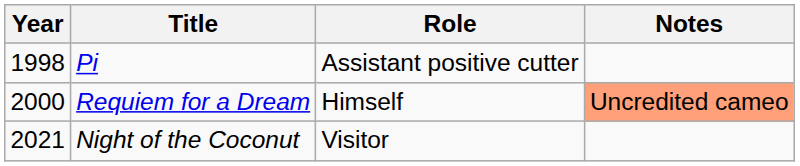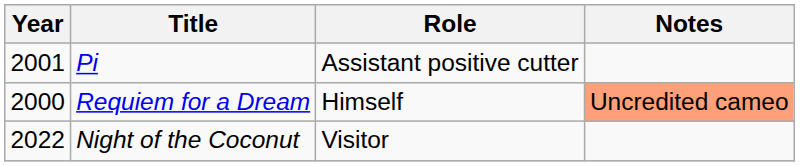(38, 62) 1998 -> (38, 62) 2001
(38, 140) 2021 -> (38, 140) 2022
